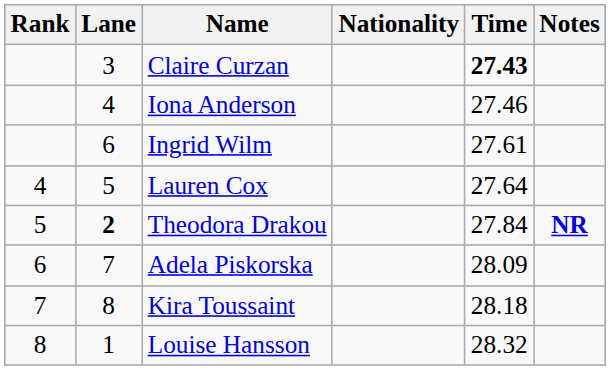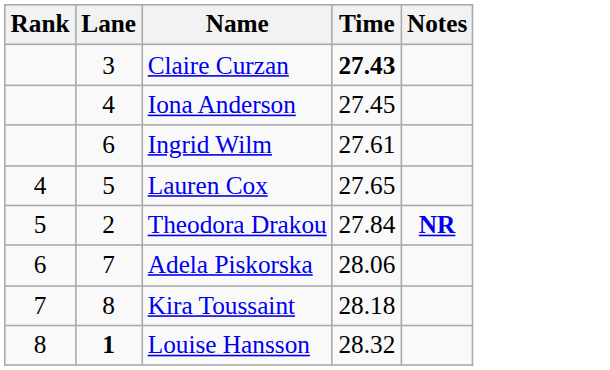- column: (399, 24)
(499, 104) 27.46 -> (367, 104) 27.45
(499, 184) 27.64 -> (367, 184) 27.65
(109, 225) bold -> (109, 225) normal
(499, 265) 28.09 -> (367, 265) 28.06
(109, 345) normal -> (109, 345) bold
